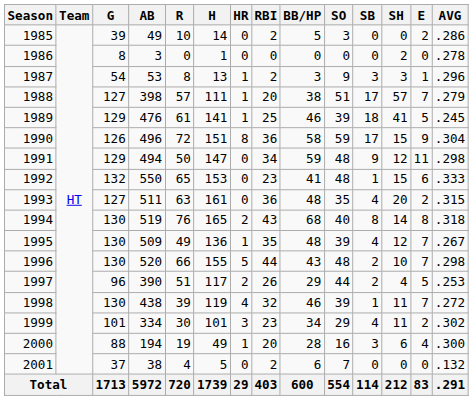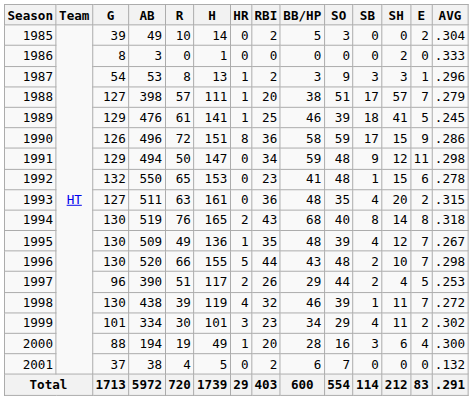(450, 35) .286 -> (450, 35) .304
(450, 56) .278 -> (450, 56) .333
(450, 138) .304 -> (450, 138) .286
(450, 179) .333 -> (450, 179) .278
